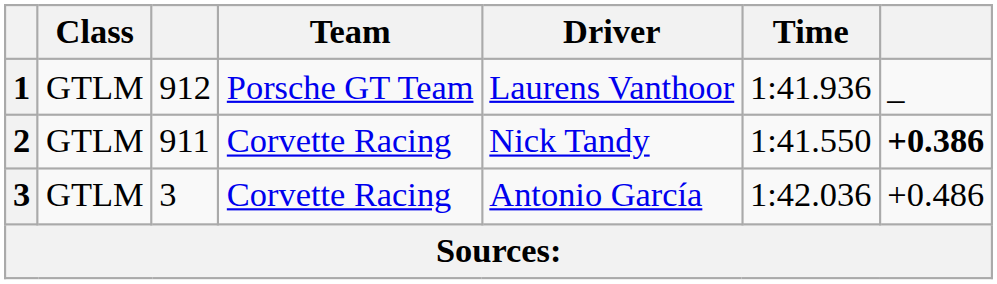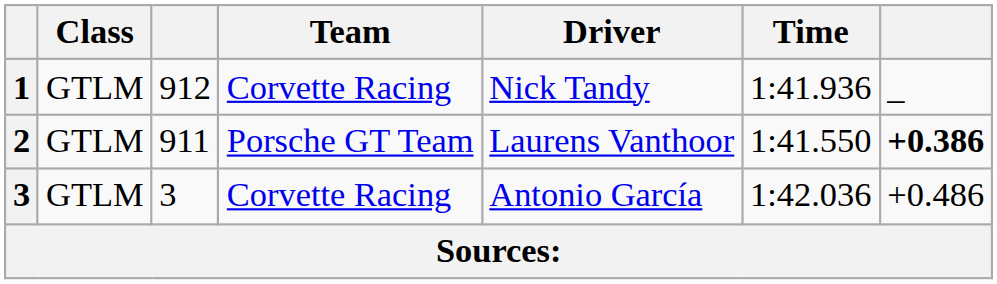(350, 86) Porsche GT Team -> (339, 86) Corvette Racing
(612, 86) Laurens Vanthoor -> (570, 86) Nick Tandy
(339, 140) Corvette Racing -> (350, 140) Porsche GT Team
(570, 140) Nick Tandy -> (612, 140) Laurens Vanthoor
